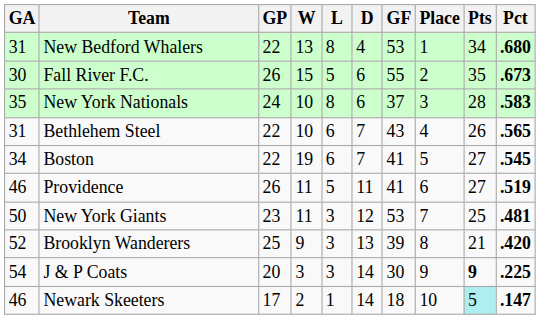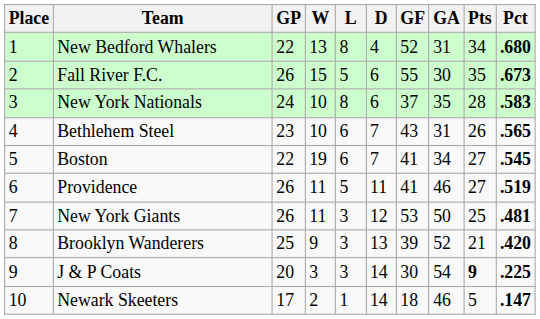columns swapped: (440, 18) <-> (22, 18)
(395, 46) 53 -> (409, 46) 52
(271, 131) 22 -> (285, 131) 23
(271, 215) 23 -> (285, 215) 26
(472, 300) paleturquoise background -> (472, 300) no background
